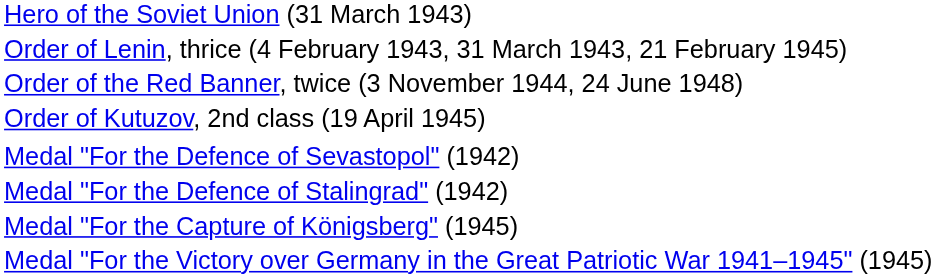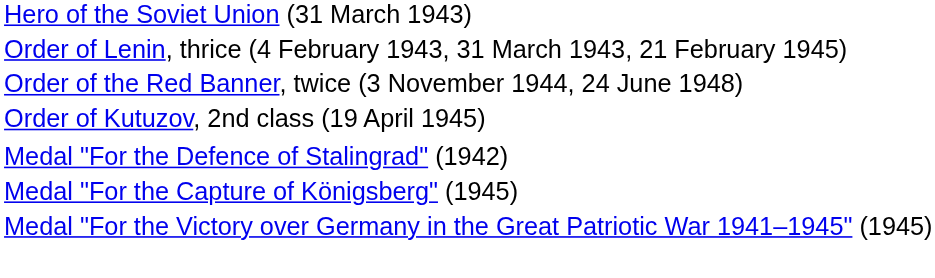- row: (262, 156)
